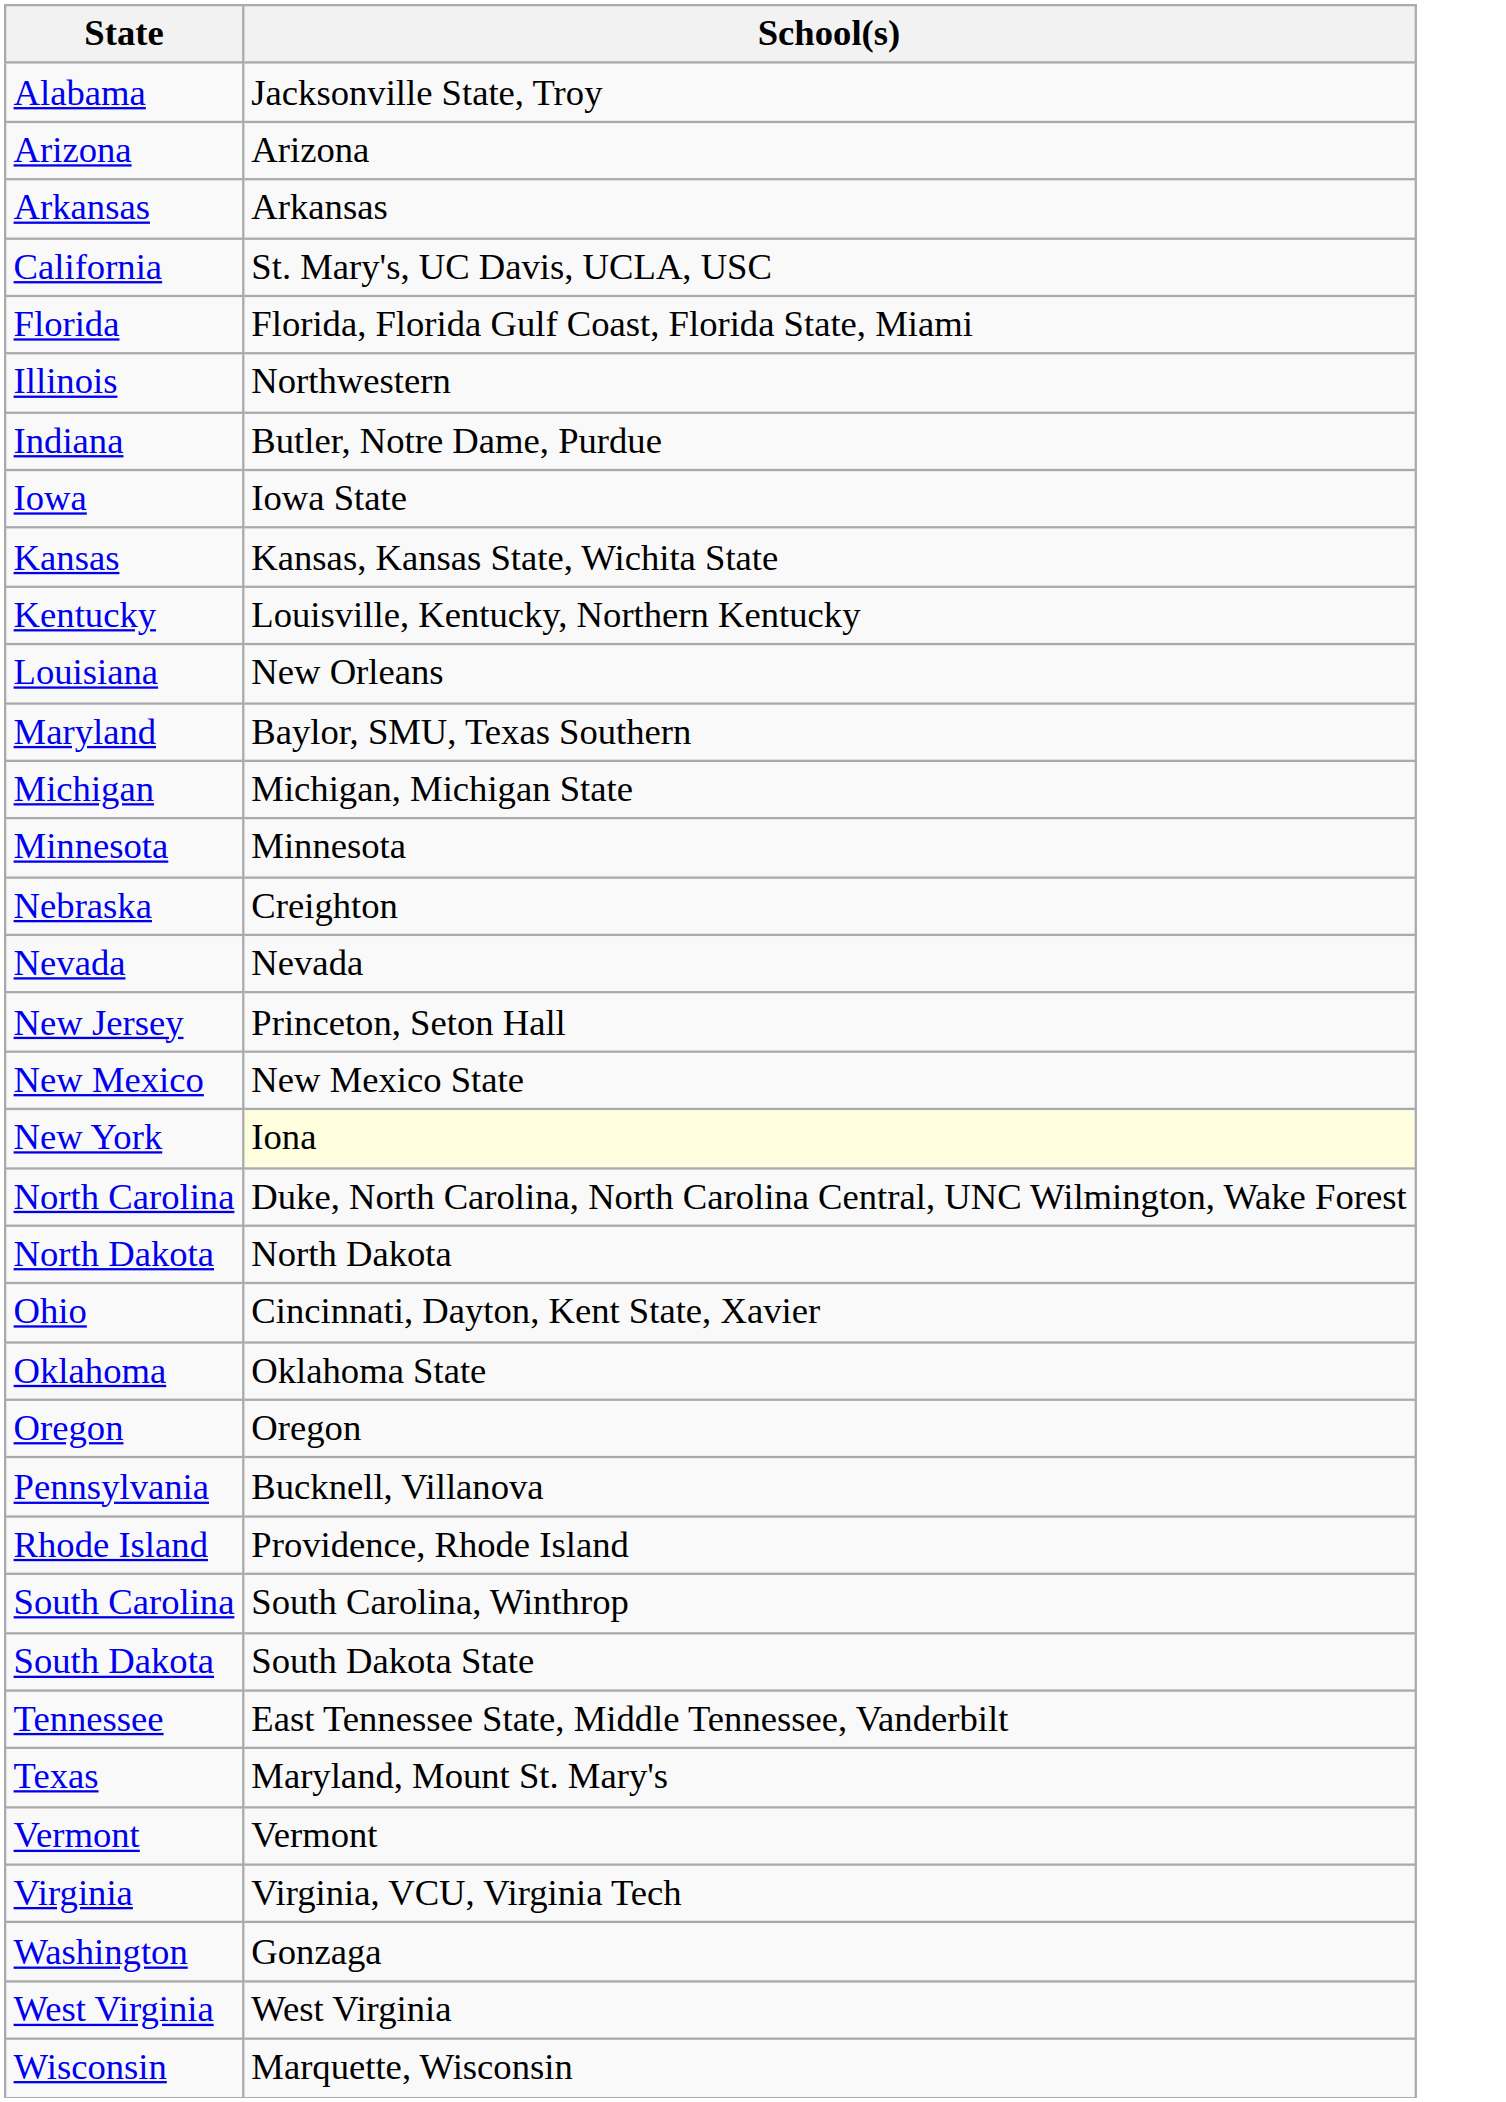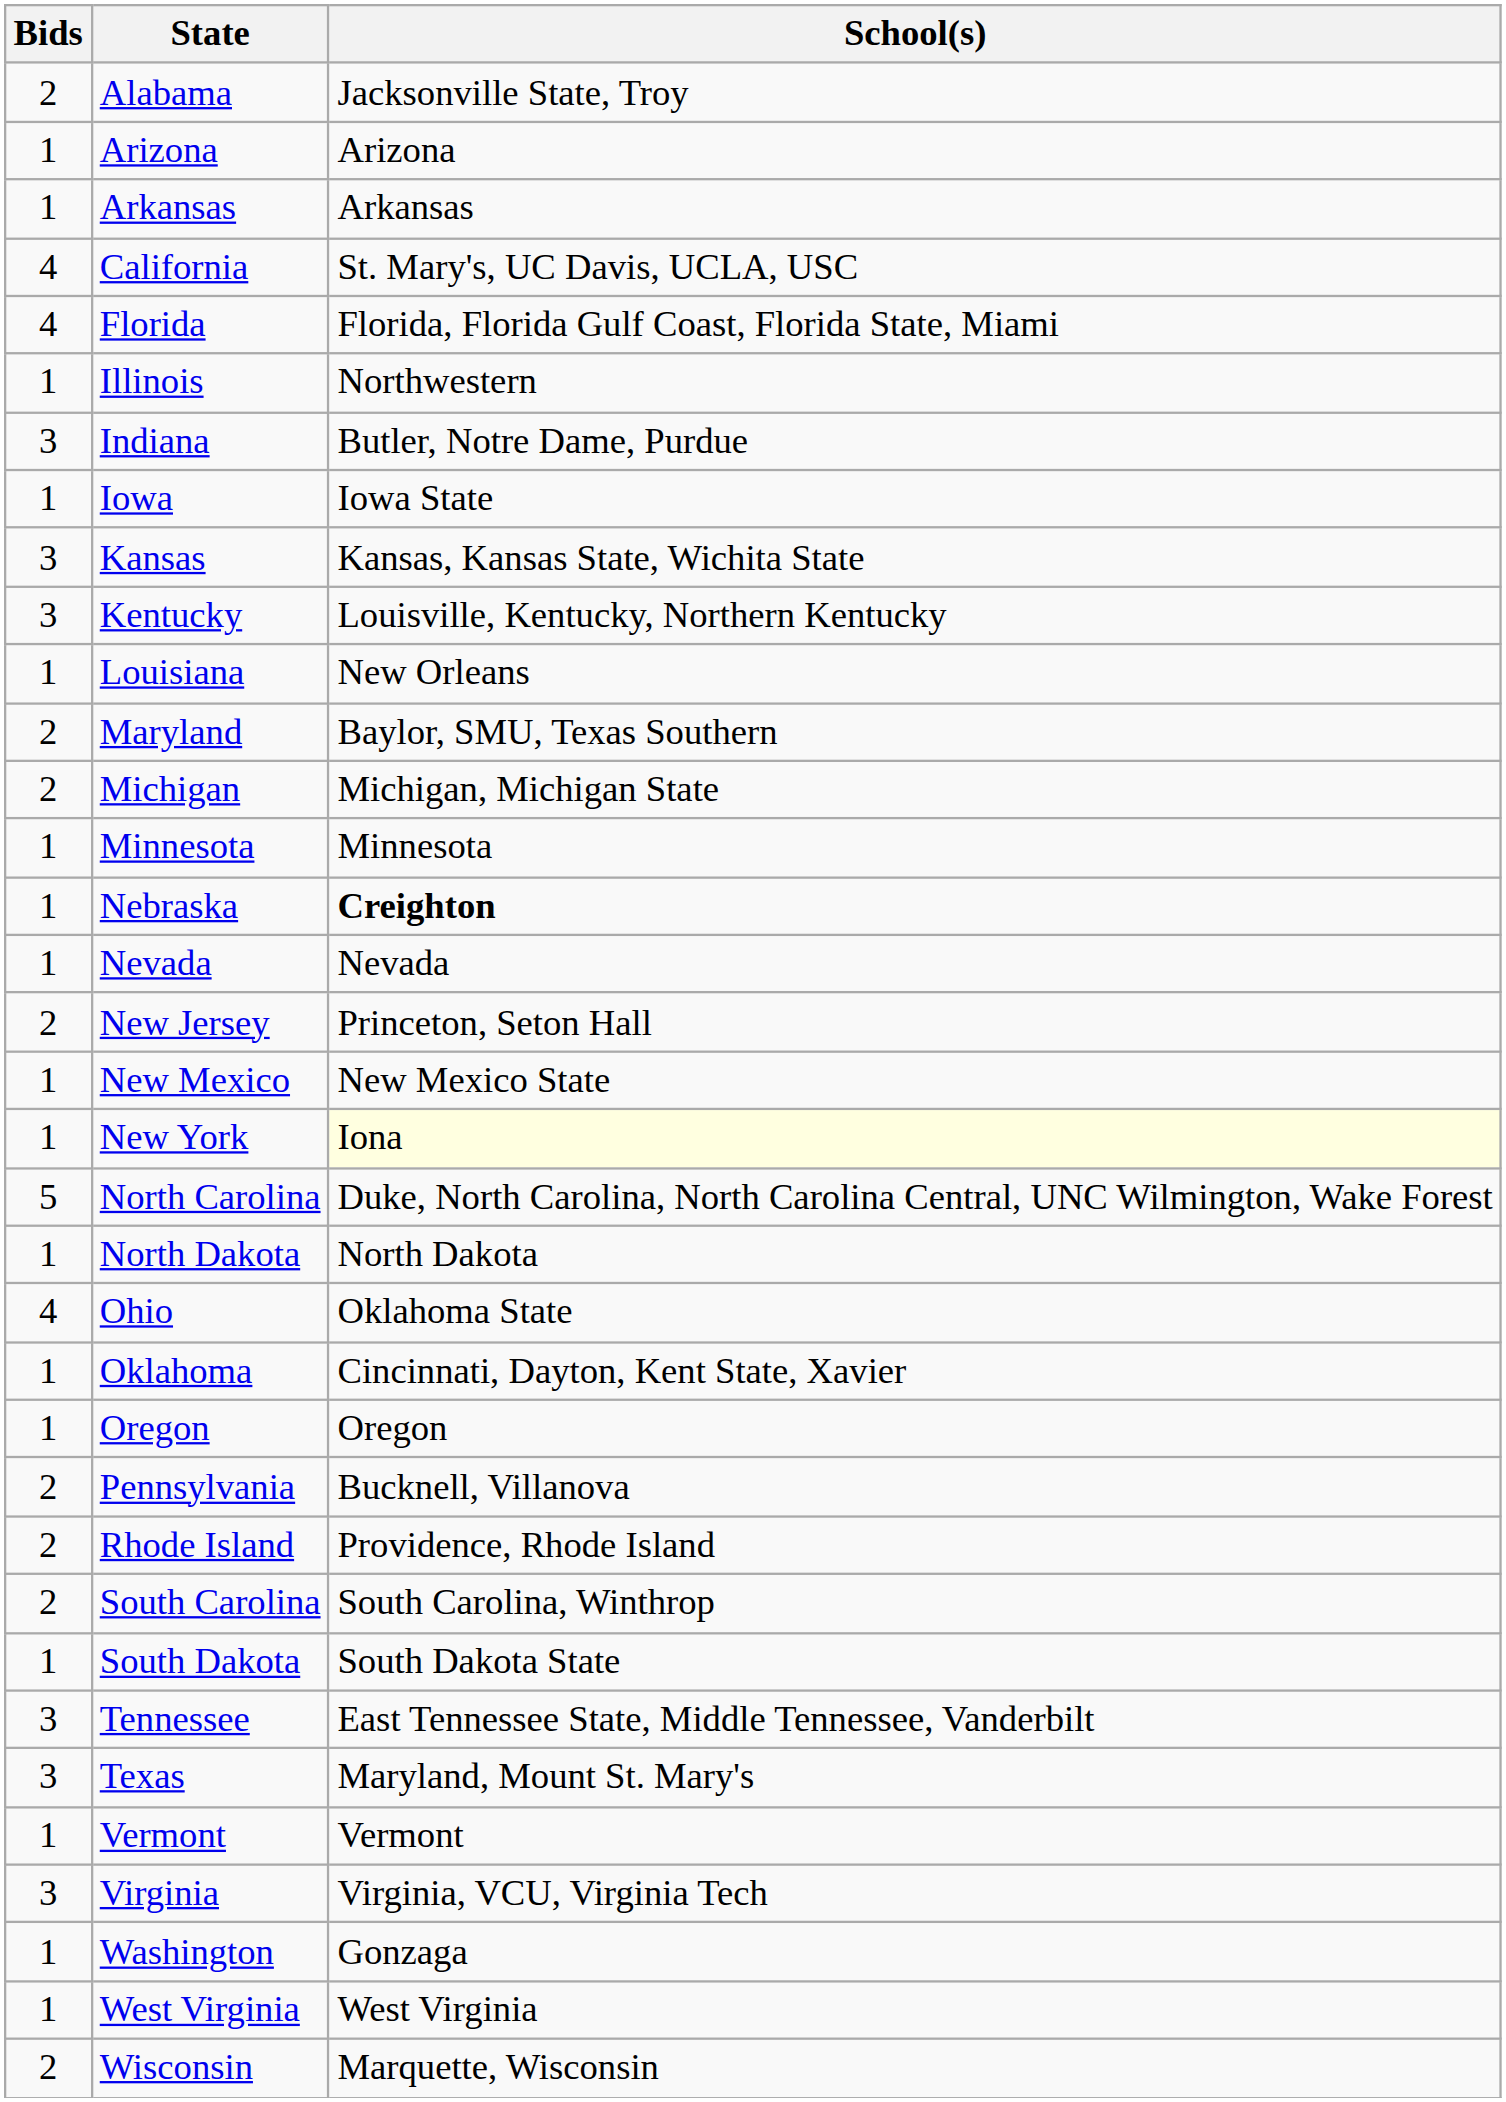+ column: (48, 33)
(325, 905) normal -> (417, 905) bold
(536, 1311) Cincinnati, Dayton, Kent State, Xavier -> (455, 1311) Oklahoma State
(369, 1370) Oklahoma State -> (622, 1370) Cincinnati, Dayton, Kent State, Xavier
